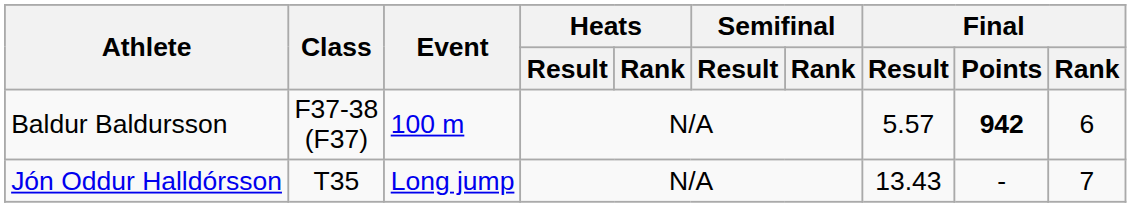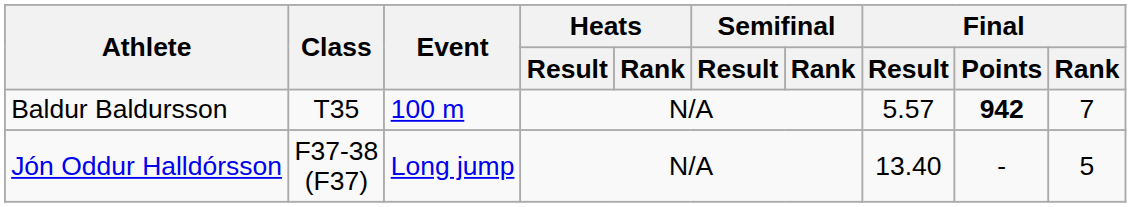(336, 125) F37-38 (F37) -> (336, 110) T35
(1087, 125) 6 -> (1087, 110) 7
(336, 181) T35 -> (336, 167) F37-38 (F37)
(908, 181) 13.43 -> (908, 167) 13.40
(1087, 181) 7 -> (1087, 167) 5
